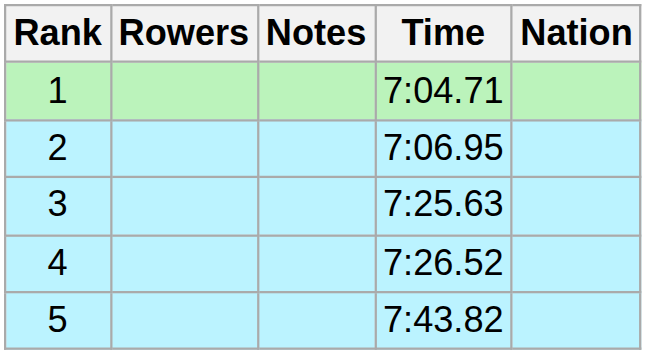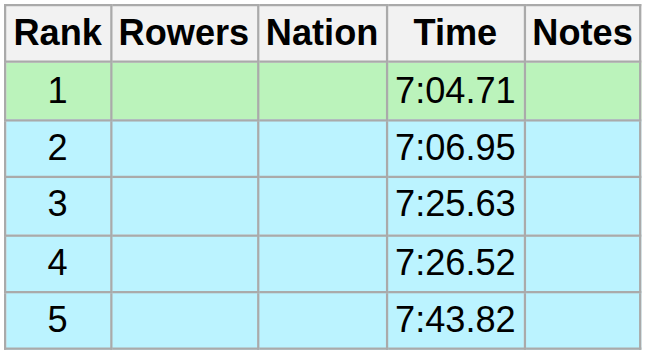columns swapped: (577, 33) <-> (316, 33)
